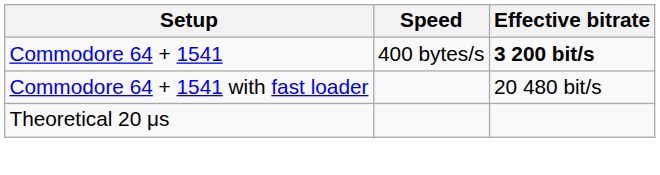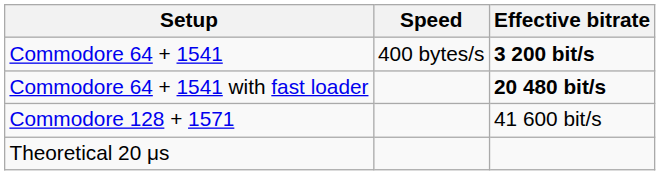(548, 86) normal -> (550, 86) bold
+ row: (122, 119)
